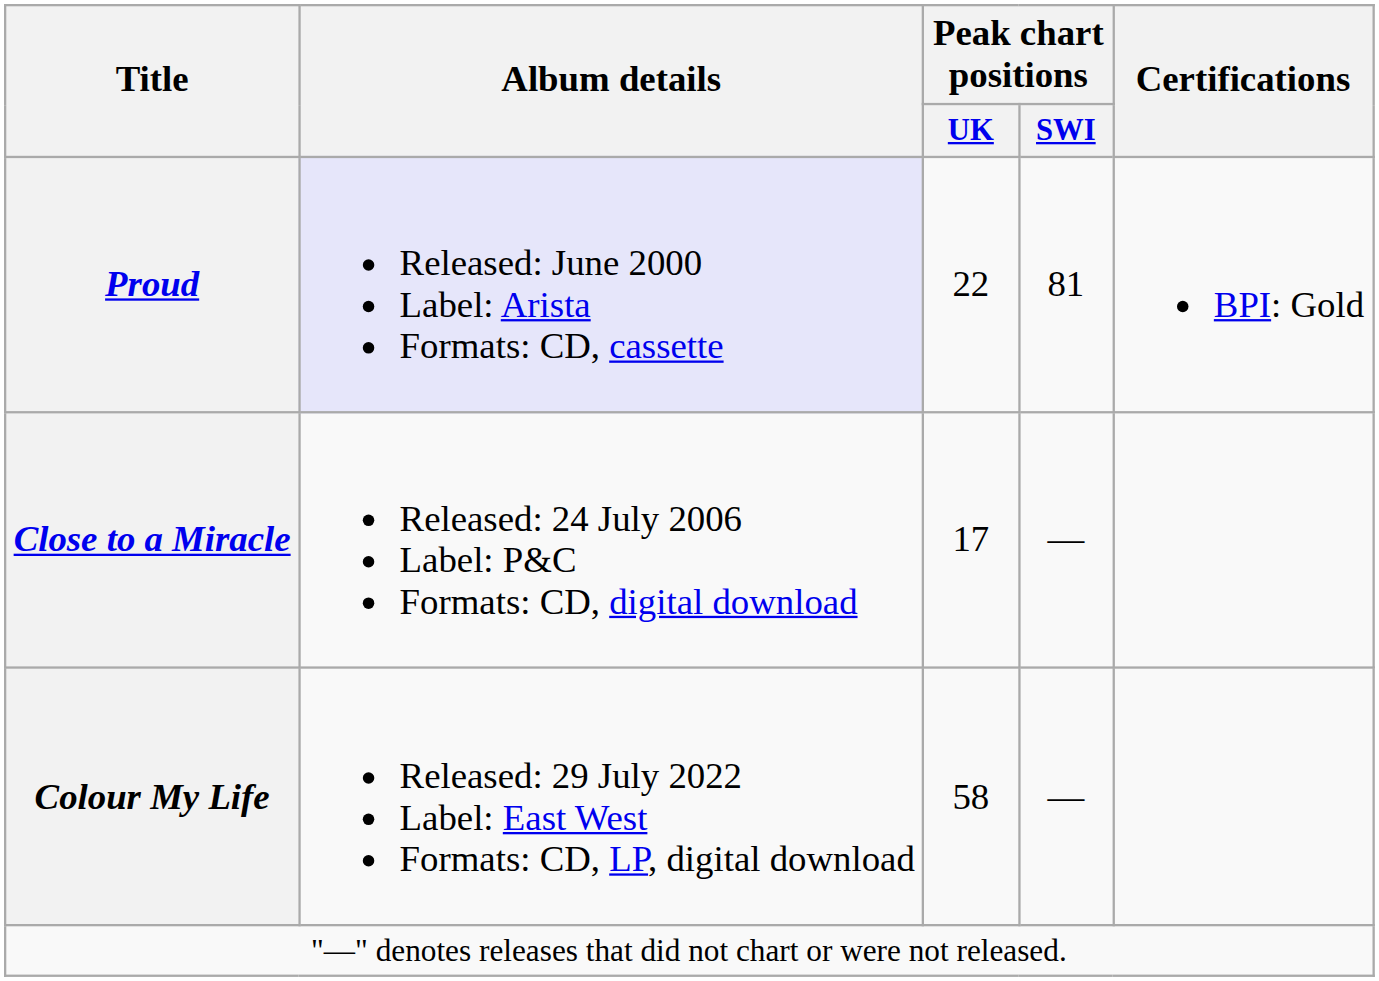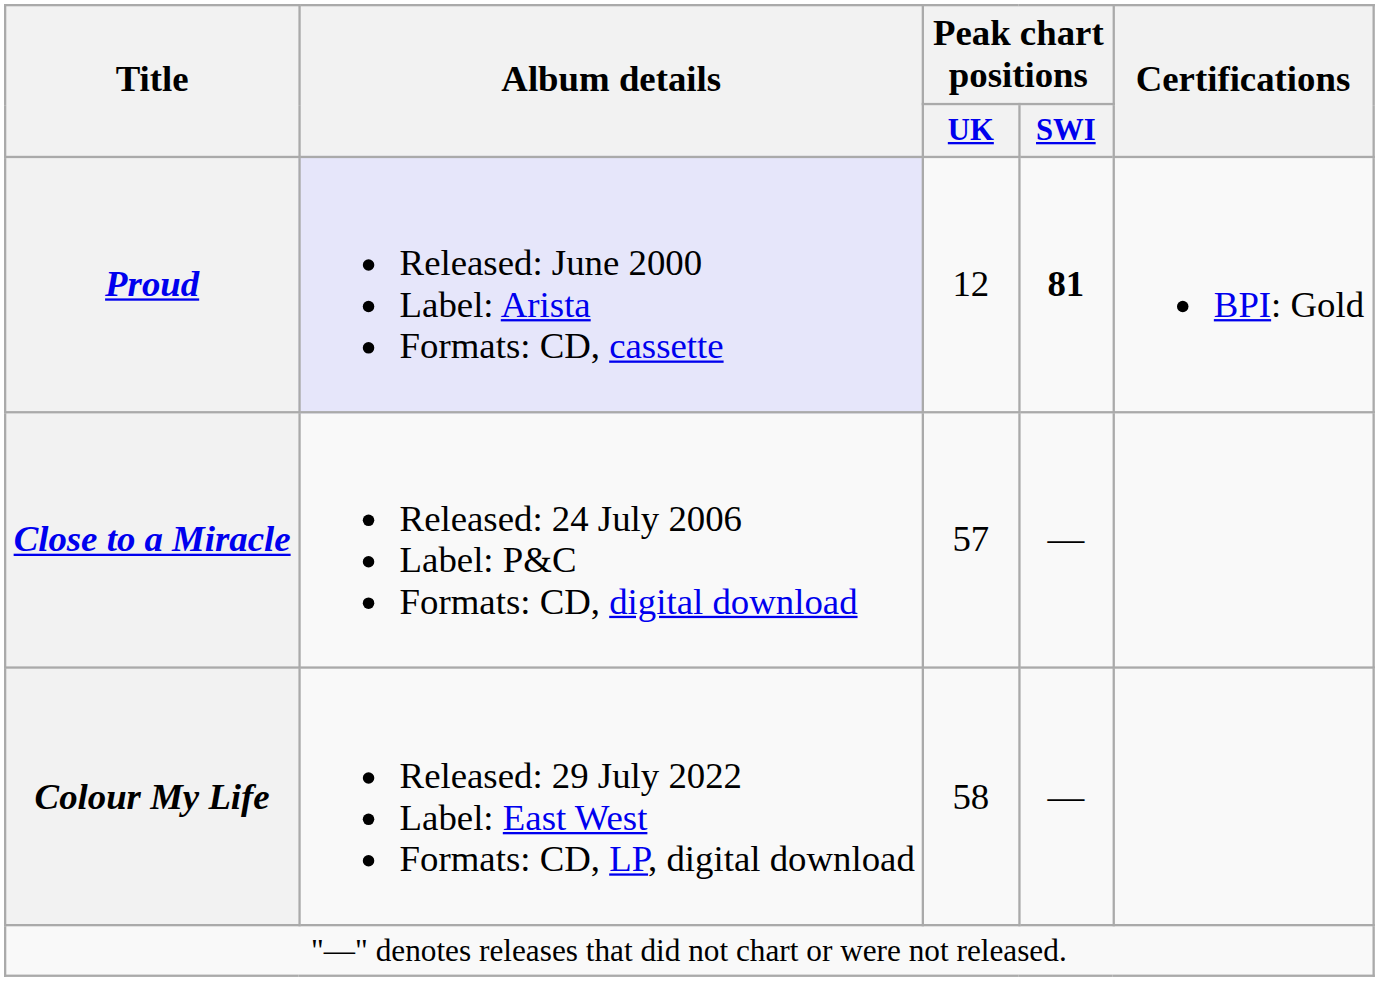(971, 283) 22 -> (971, 283) 12
(1066, 283) normal -> (1066, 283) bold
(971, 539) 17 -> (971, 539) 57
